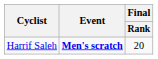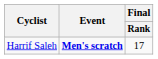(139, 46) 20 -> (139, 46) 17
